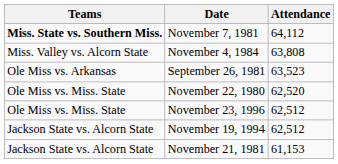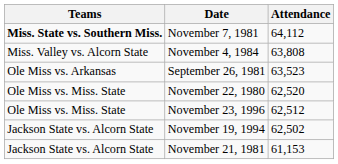(288, 129) 62,512 -> (288, 129) 62,502
